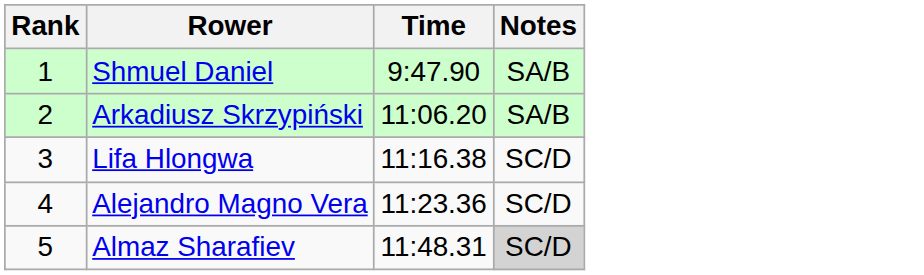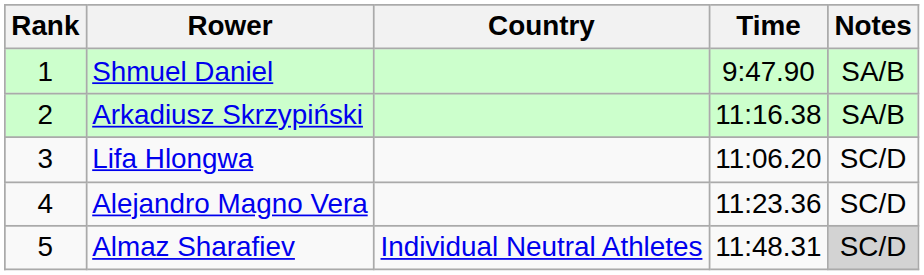+ column: (541, 26)
(434, 114) 11:06.20 -> (768, 114) 11:16.38
(434, 159) 11:16.38 -> (768, 159) 11:06.20
